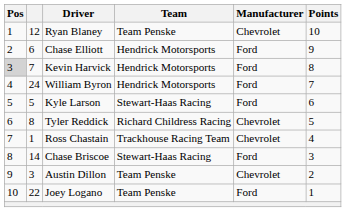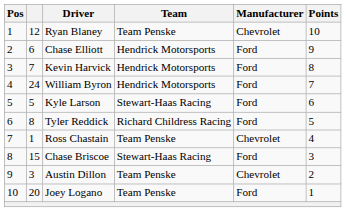(10, 66) lightgrey background -> (10, 66) no background
(258, 120) Chevrolet -> (247, 120) Ford
(173, 138) Trackhouse Racing Team -> (146, 138) Team Penske
(34, 156) 14 -> (34, 156) 15
(34, 192) 22 -> (34, 192) 20
